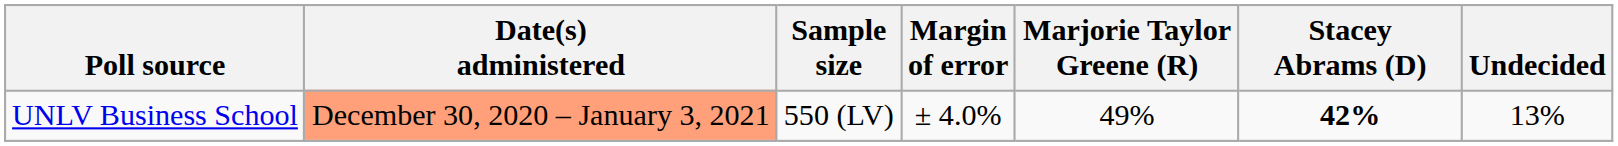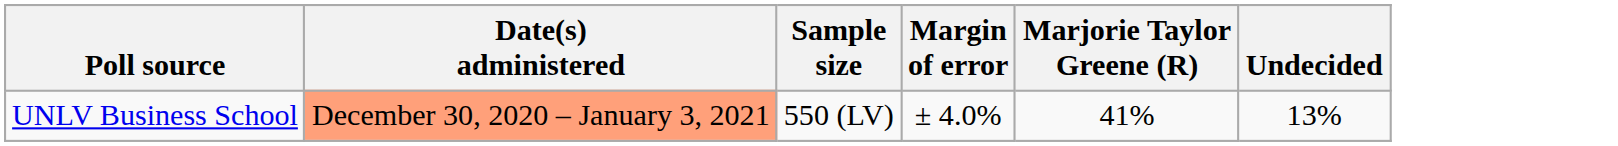- column: (1350, 47)
(1127, 114) 49% -> (1127, 114) 41%
